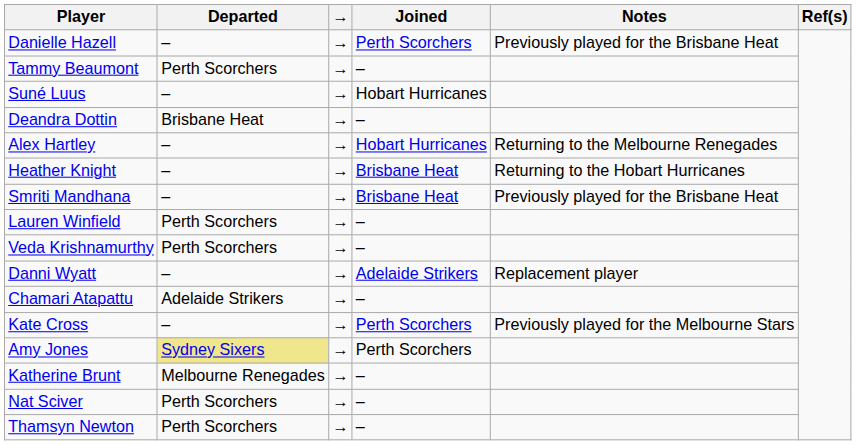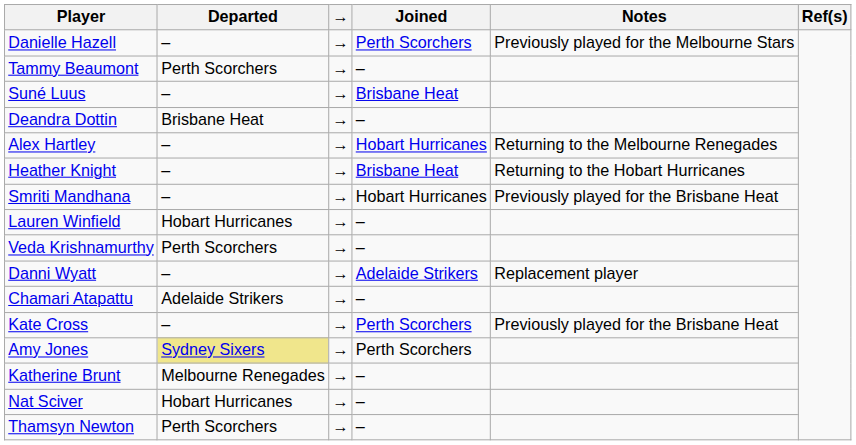(636, 42) Previously played for the Brisbane Heat -> (644, 42) Previously played for the Melbourne Stars
(421, 94) Hobart Hurricanes -> (407, 94) Brisbane Heat
(407, 196) Brisbane Heat -> (421, 196) Hobart Hurricanes
(219, 222) Perth Scorchers -> (227, 222) Hobart Hurricanes
(644, 324) Previously played for the Melbourne Stars -> (636, 324) Previously played for the Brisbane Heat
(219, 401) Perth Scorchers -> (227, 401) Hobart Hurricanes
